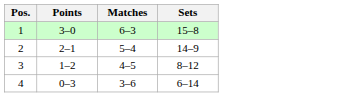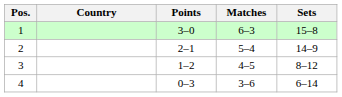+ column: (97, 13)
